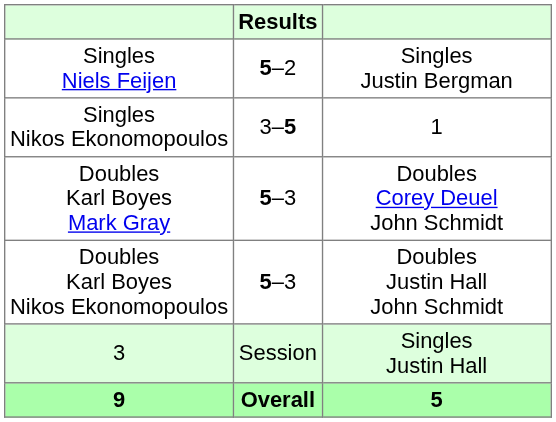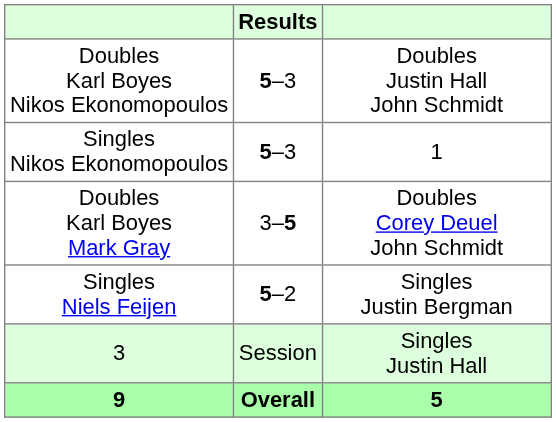rows swapped: (119, 281) <-> (119, 68)
(278, 127) 3–5 -> (278, 151) 5–3
(278, 198) 5–3 -> (278, 223) 3–5
